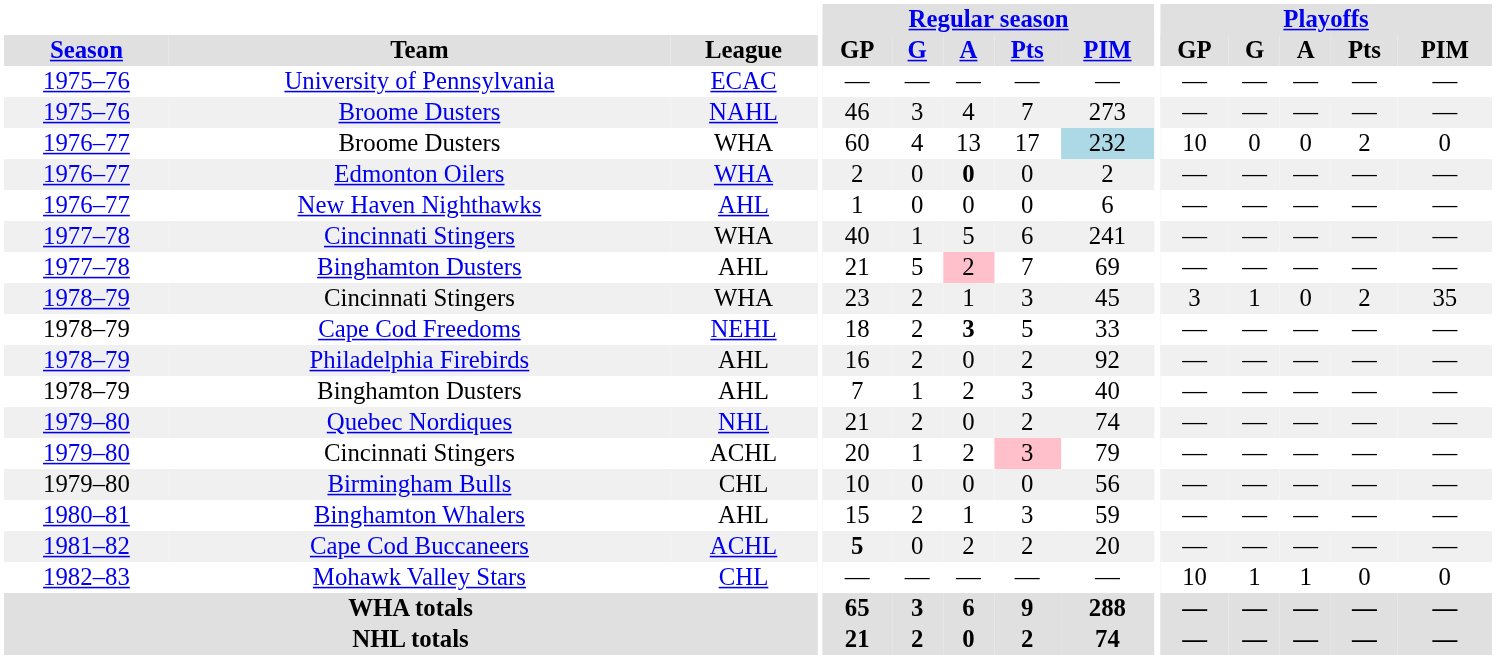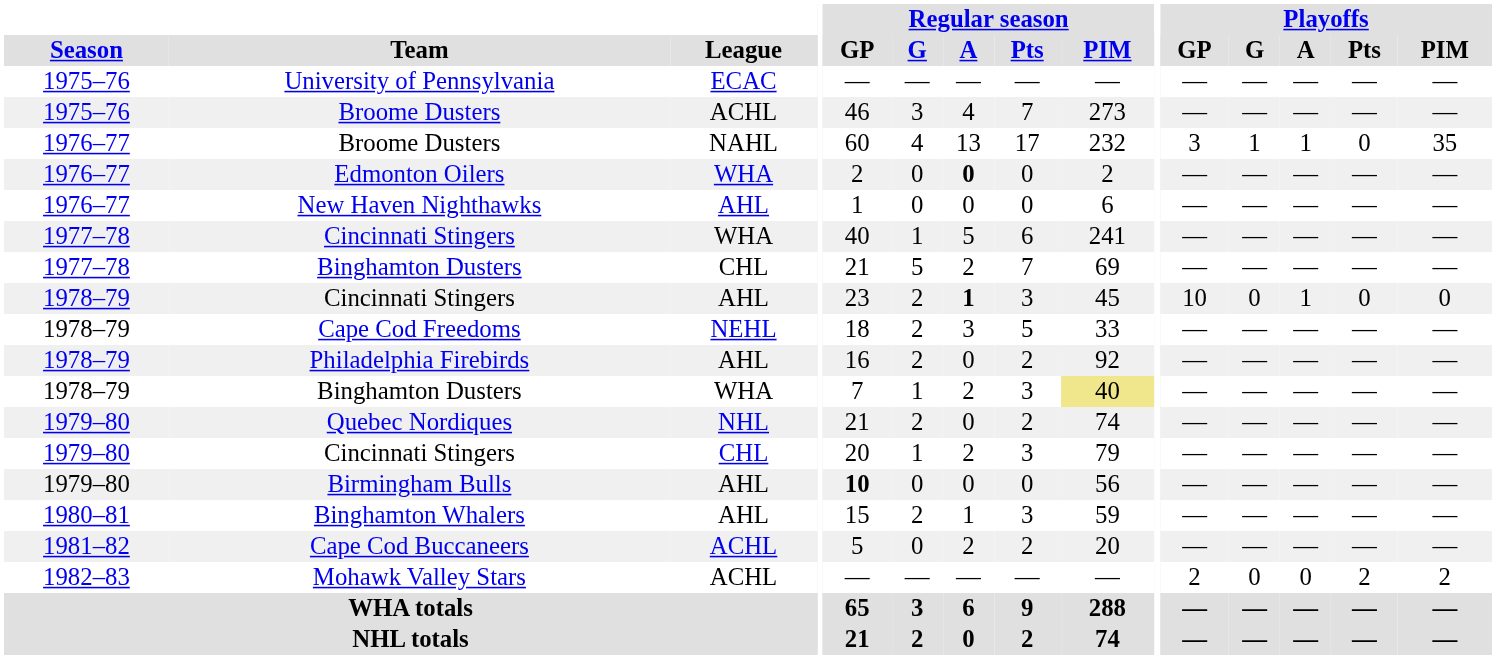(744, 112) NAHL -> (744, 112) ACHL
(744, 143) WHA -> (744, 143) NAHL
(1107, 143) lightblue background -> (1107, 143) no background
(1195, 143) 10 -> (1195, 143) 3
(1255, 143) 0 -> (1255, 143) 1
(1306, 143) 0 -> (1306, 143) 1
(1364, 143) 2 -> (1364, 143) 0
(1445, 143) 0 -> (1445, 143) 35
(744, 267) AHL -> (744, 267) CHL
(968, 267) pink background -> (968, 267) no background
(744, 298) WHA -> (744, 298) AHL
(968, 298) normal -> (968, 298) bold
(1195, 298) 3 -> (1195, 298) 10
(1255, 298) 1 -> (1255, 298) 0
(1306, 298) 0 -> (1306, 298) 1
(1364, 298) 2 -> (1364, 298) 0
(1445, 298) 35 -> (1445, 298) 0
(968, 329) bold -> (968, 329) normal
(744, 391) AHL -> (744, 391) WHA
(1107, 391) no background -> (1107, 391) khaki background
(744, 453) ACHL -> (744, 453) CHL
(1027, 453) pink background -> (1027, 453) no background
(744, 484) CHL -> (744, 484) AHL
(857, 484) normal -> (857, 484) bold
(857, 546) bold -> (857, 546) normal
(744, 577) CHL -> (744, 577) ACHL
(1195, 577) 10 -> (1195, 577) 2
(1255, 577) 1 -> (1255, 577) 0
(1306, 577) 1 -> (1306, 577) 0
(1364, 577) 0 -> (1364, 577) 2
(1445, 577) 0 -> (1445, 577) 2
